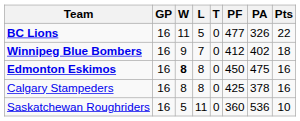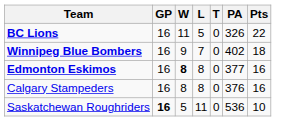- column: (235, 14)
(260, 70) 475 -> (235, 70) 377
(260, 88) 378 -> (235, 88) 376
(164, 107) normal -> (164, 107) bold
